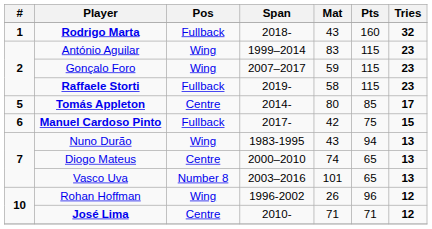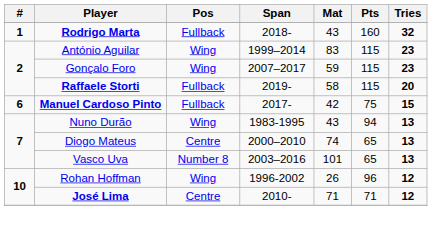(408, 86) 23 -> (408, 86) 20
- row: (101, 104)
